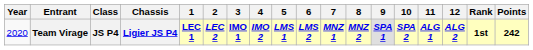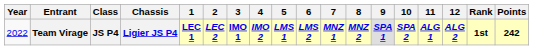(17, 32) 2020 -> (17, 32) 2022
